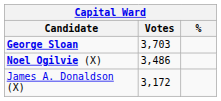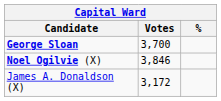(156, 45) 3,703 -> (156, 45) 3,700
(156, 61) 3,486 -> (156, 61) 3,846
